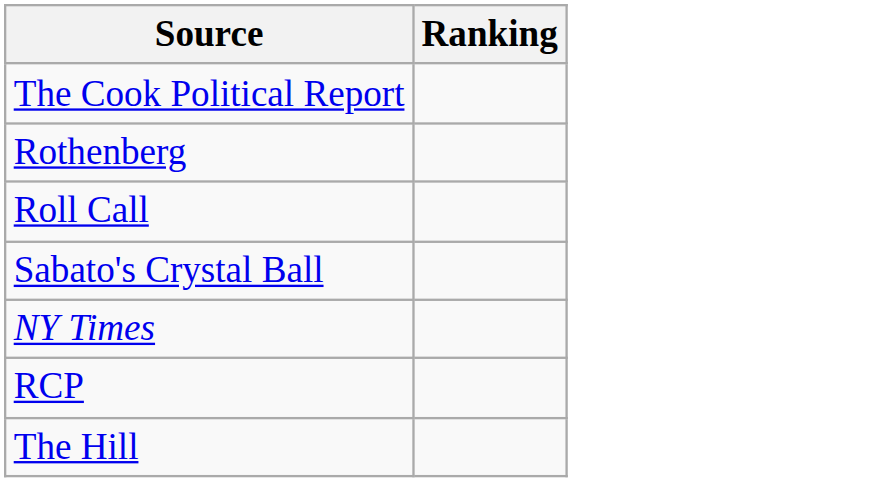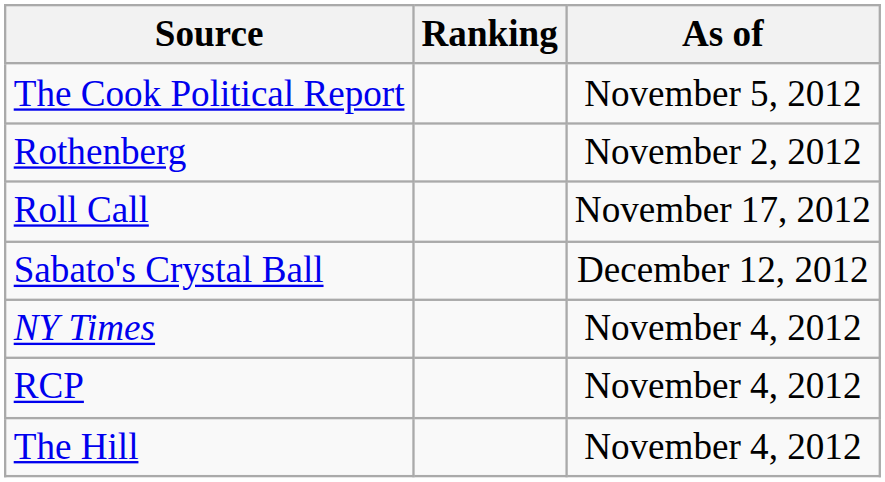+ column: (723, 33)
